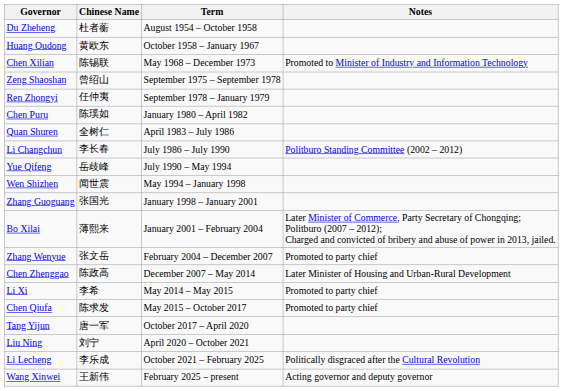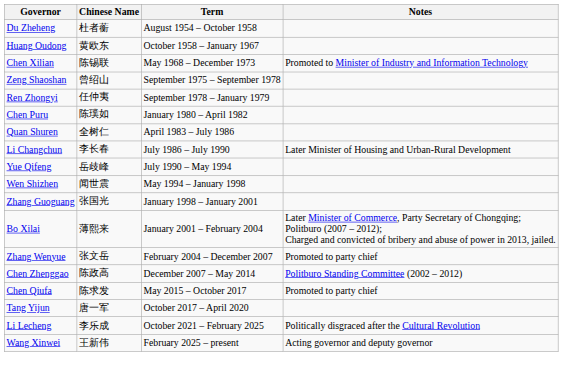(374, 149) Politburo Standing Committee (2002 – 2012) -> (398, 149) Later Minister of Housing and Urban-Rural Development
(398, 273) Later Minister of Housing and Urban-Rural Development -> (374, 273) Politburo Standing Committee (2002 – 2012)
- row: (17, 291)
- row: (24, 343)
